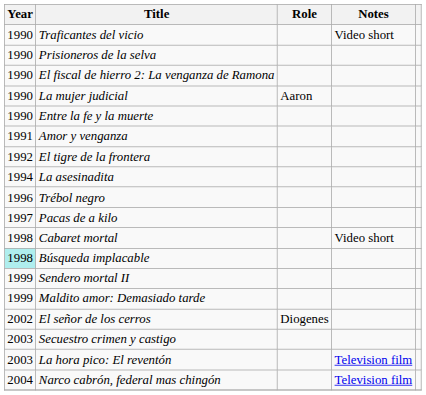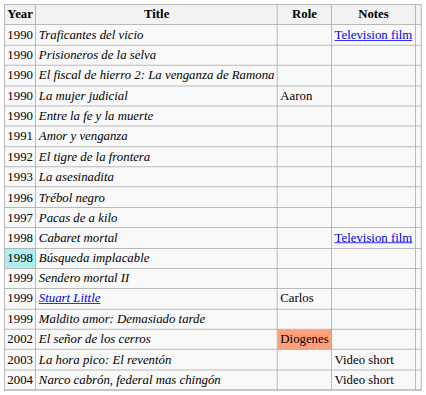(364, 34) Video short -> (373, 34) Television film
(20, 177) 1994 -> (20, 177) 1993
(364, 237) Video short -> (373, 237) Television film
+ row: (70, 298)
(305, 319) no background -> (305, 339) lightsalmon background
- row: (107, 339)
(373, 359) Television film -> (364, 359) Video short
(373, 380) Television film -> (364, 380) Video short
